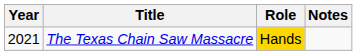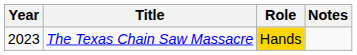(24, 38) 2021 -> (24, 38) 2023
